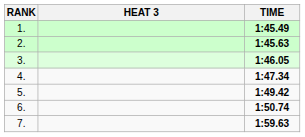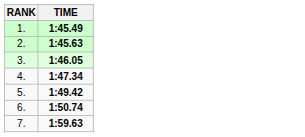- column: (141, 13)
